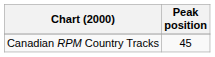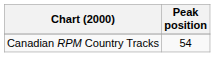(186, 43) 45 -> (186, 43) 54
